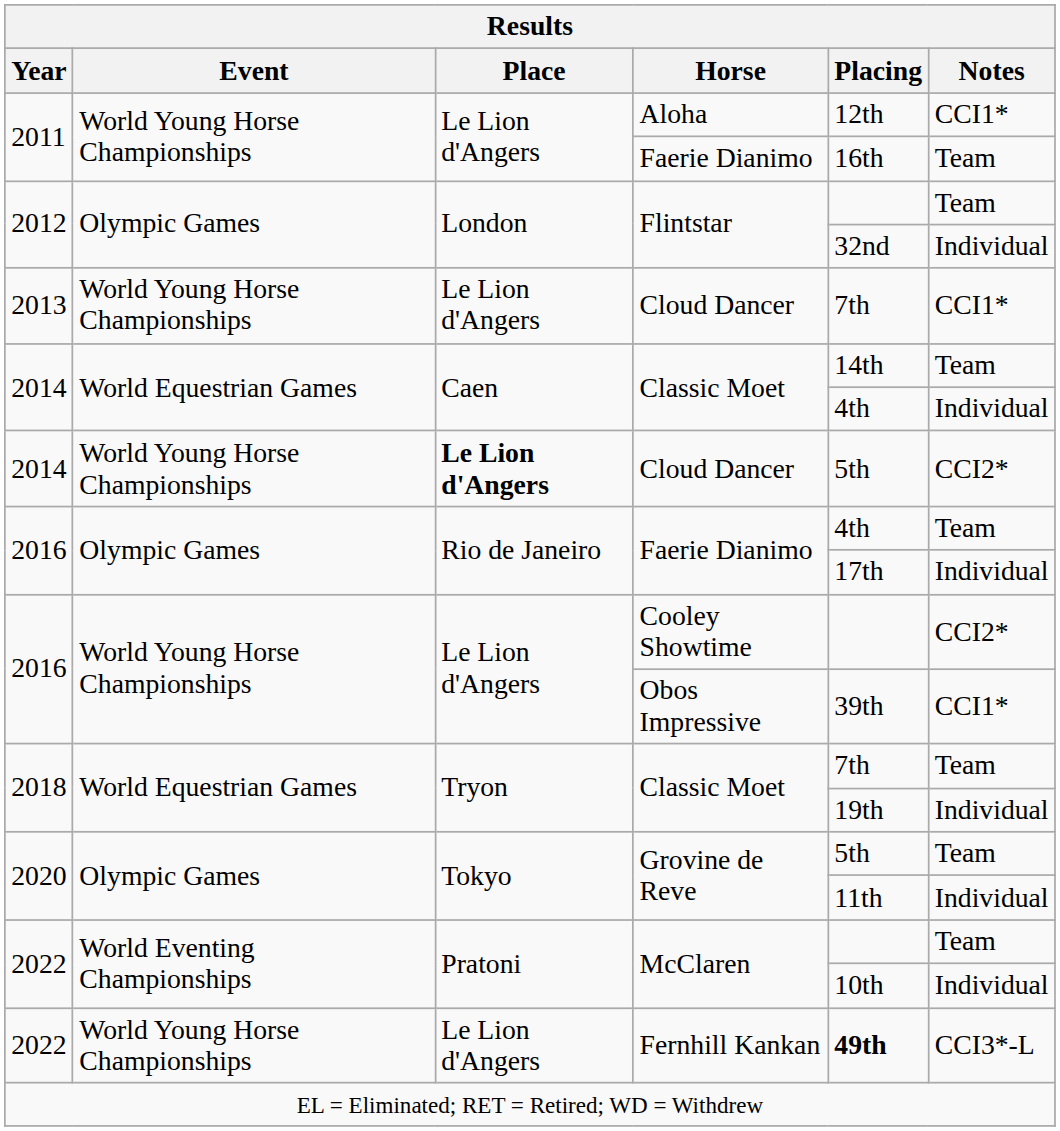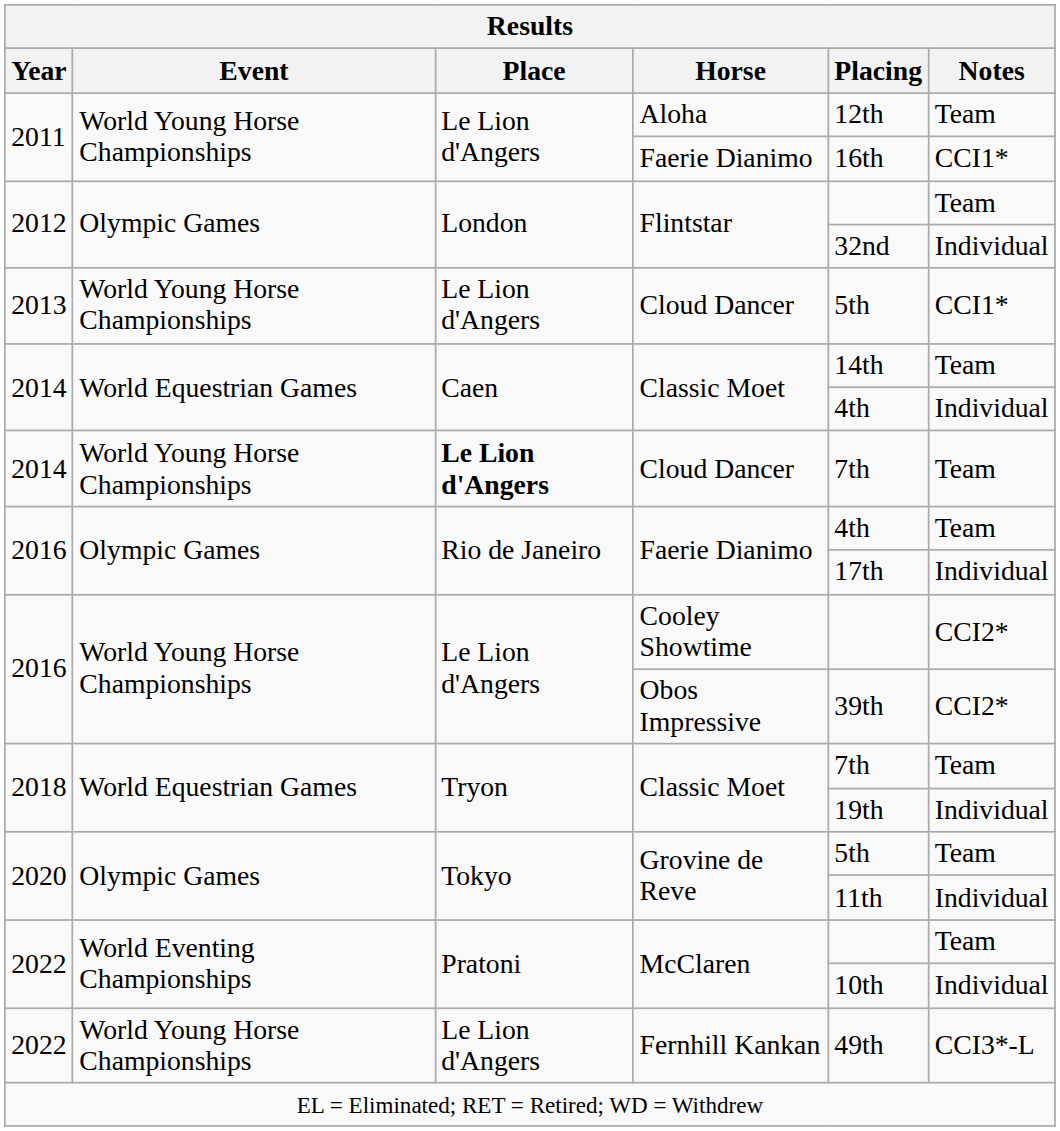(972, 114) CCI1* -> (965, 114) Team
(965, 158) Team -> (972, 158) CCI1*
(852, 305) 7th -> (852, 305) 5th
(852, 468) 5th -> (852, 468) 7th
(972, 468) CCI2* -> (965, 468) Team
(972, 706) CCI1* -> (972, 706) CCI2*
(860, 1044) bold -> (859, 1044) normal
